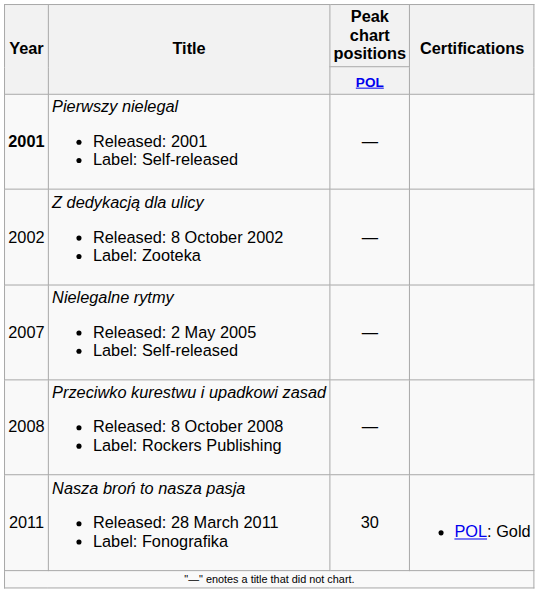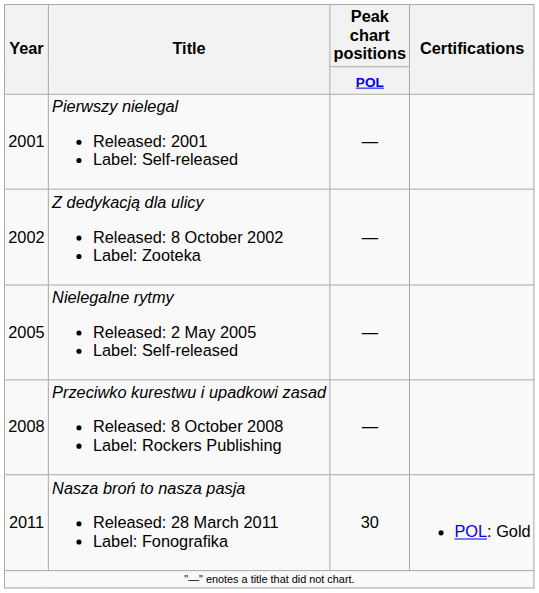(26, 141) bold -> (26, 141) normal
(26, 332) 2007 -> (26, 332) 2005
